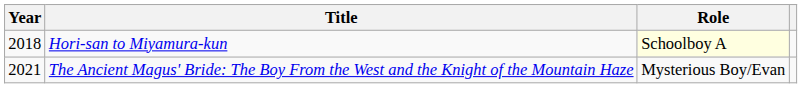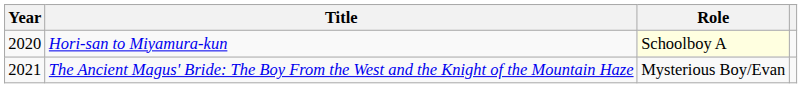(25, 43) 2018 -> (25, 43) 2020
